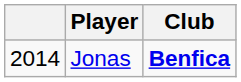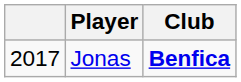(35, 58) 2014 -> (35, 58) 2017
